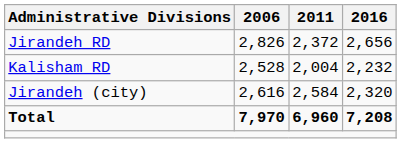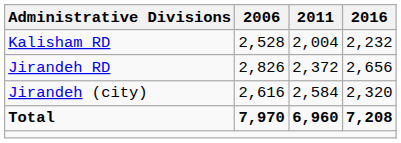rows swapped: (59, 42) <-> (59, 68)
